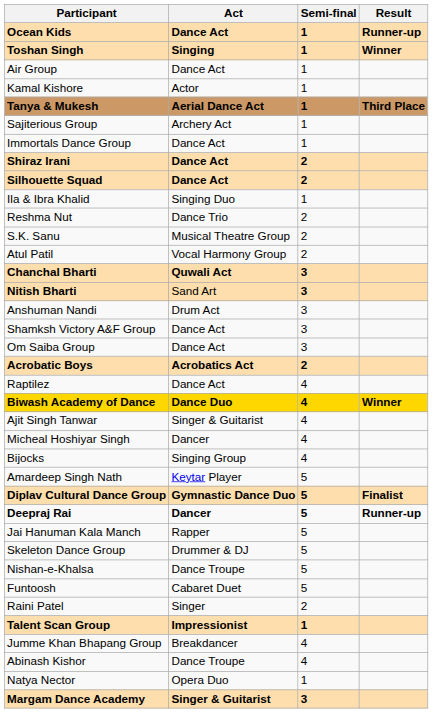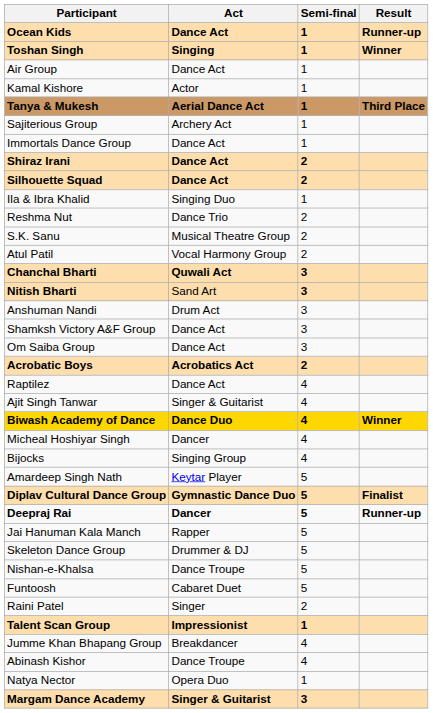rows swapped: (81, 402) <-> (52, 421)
